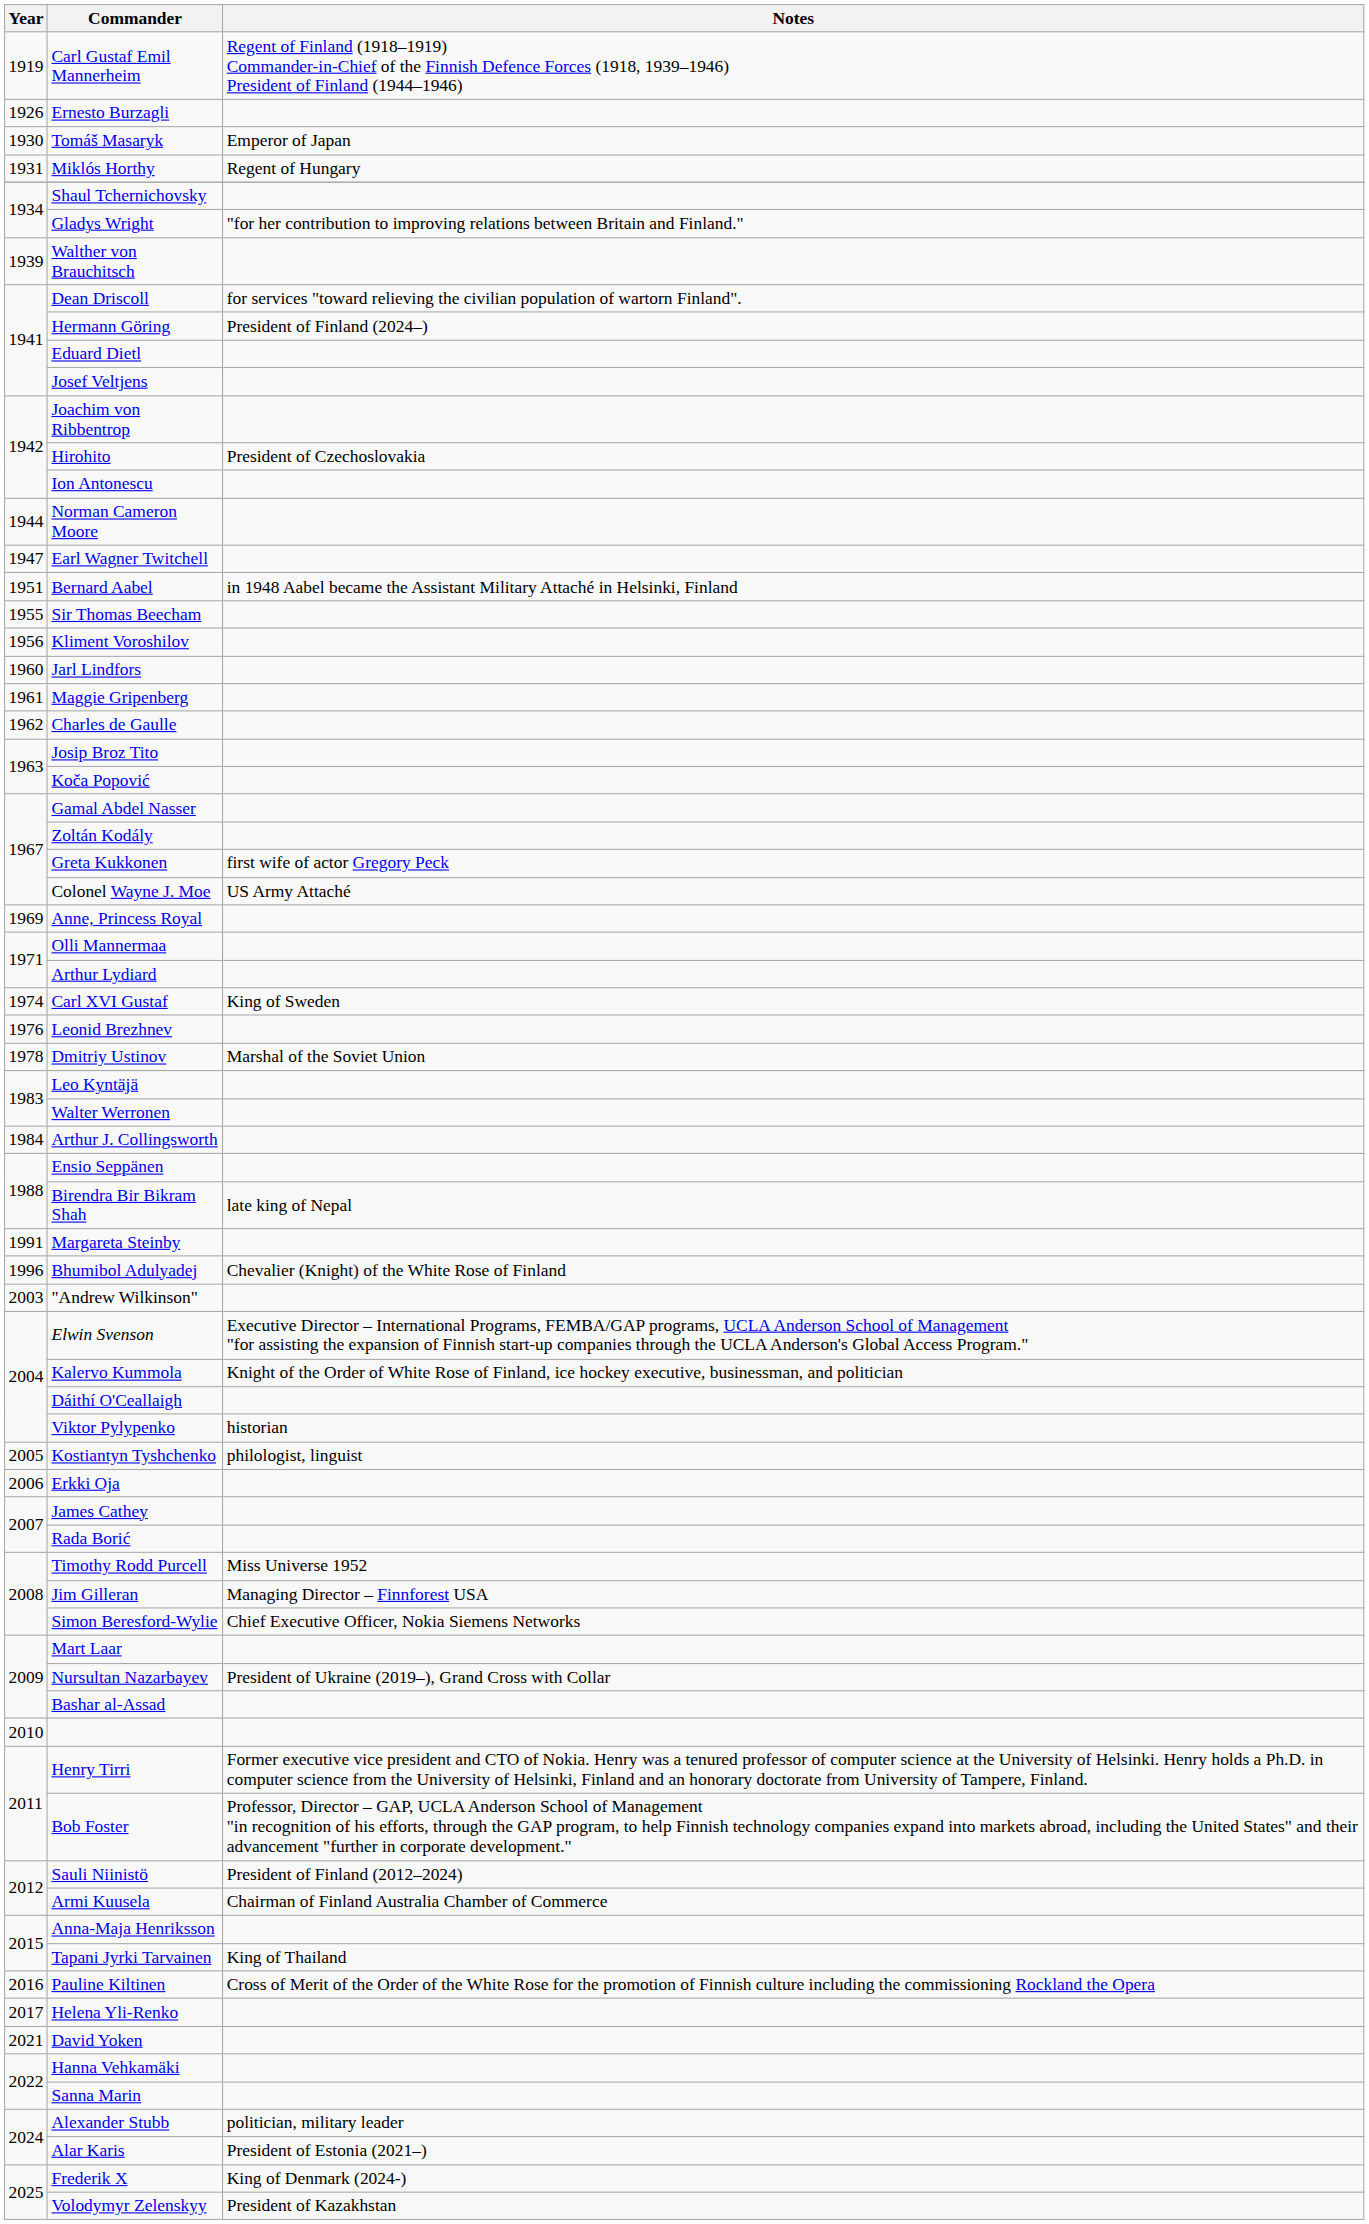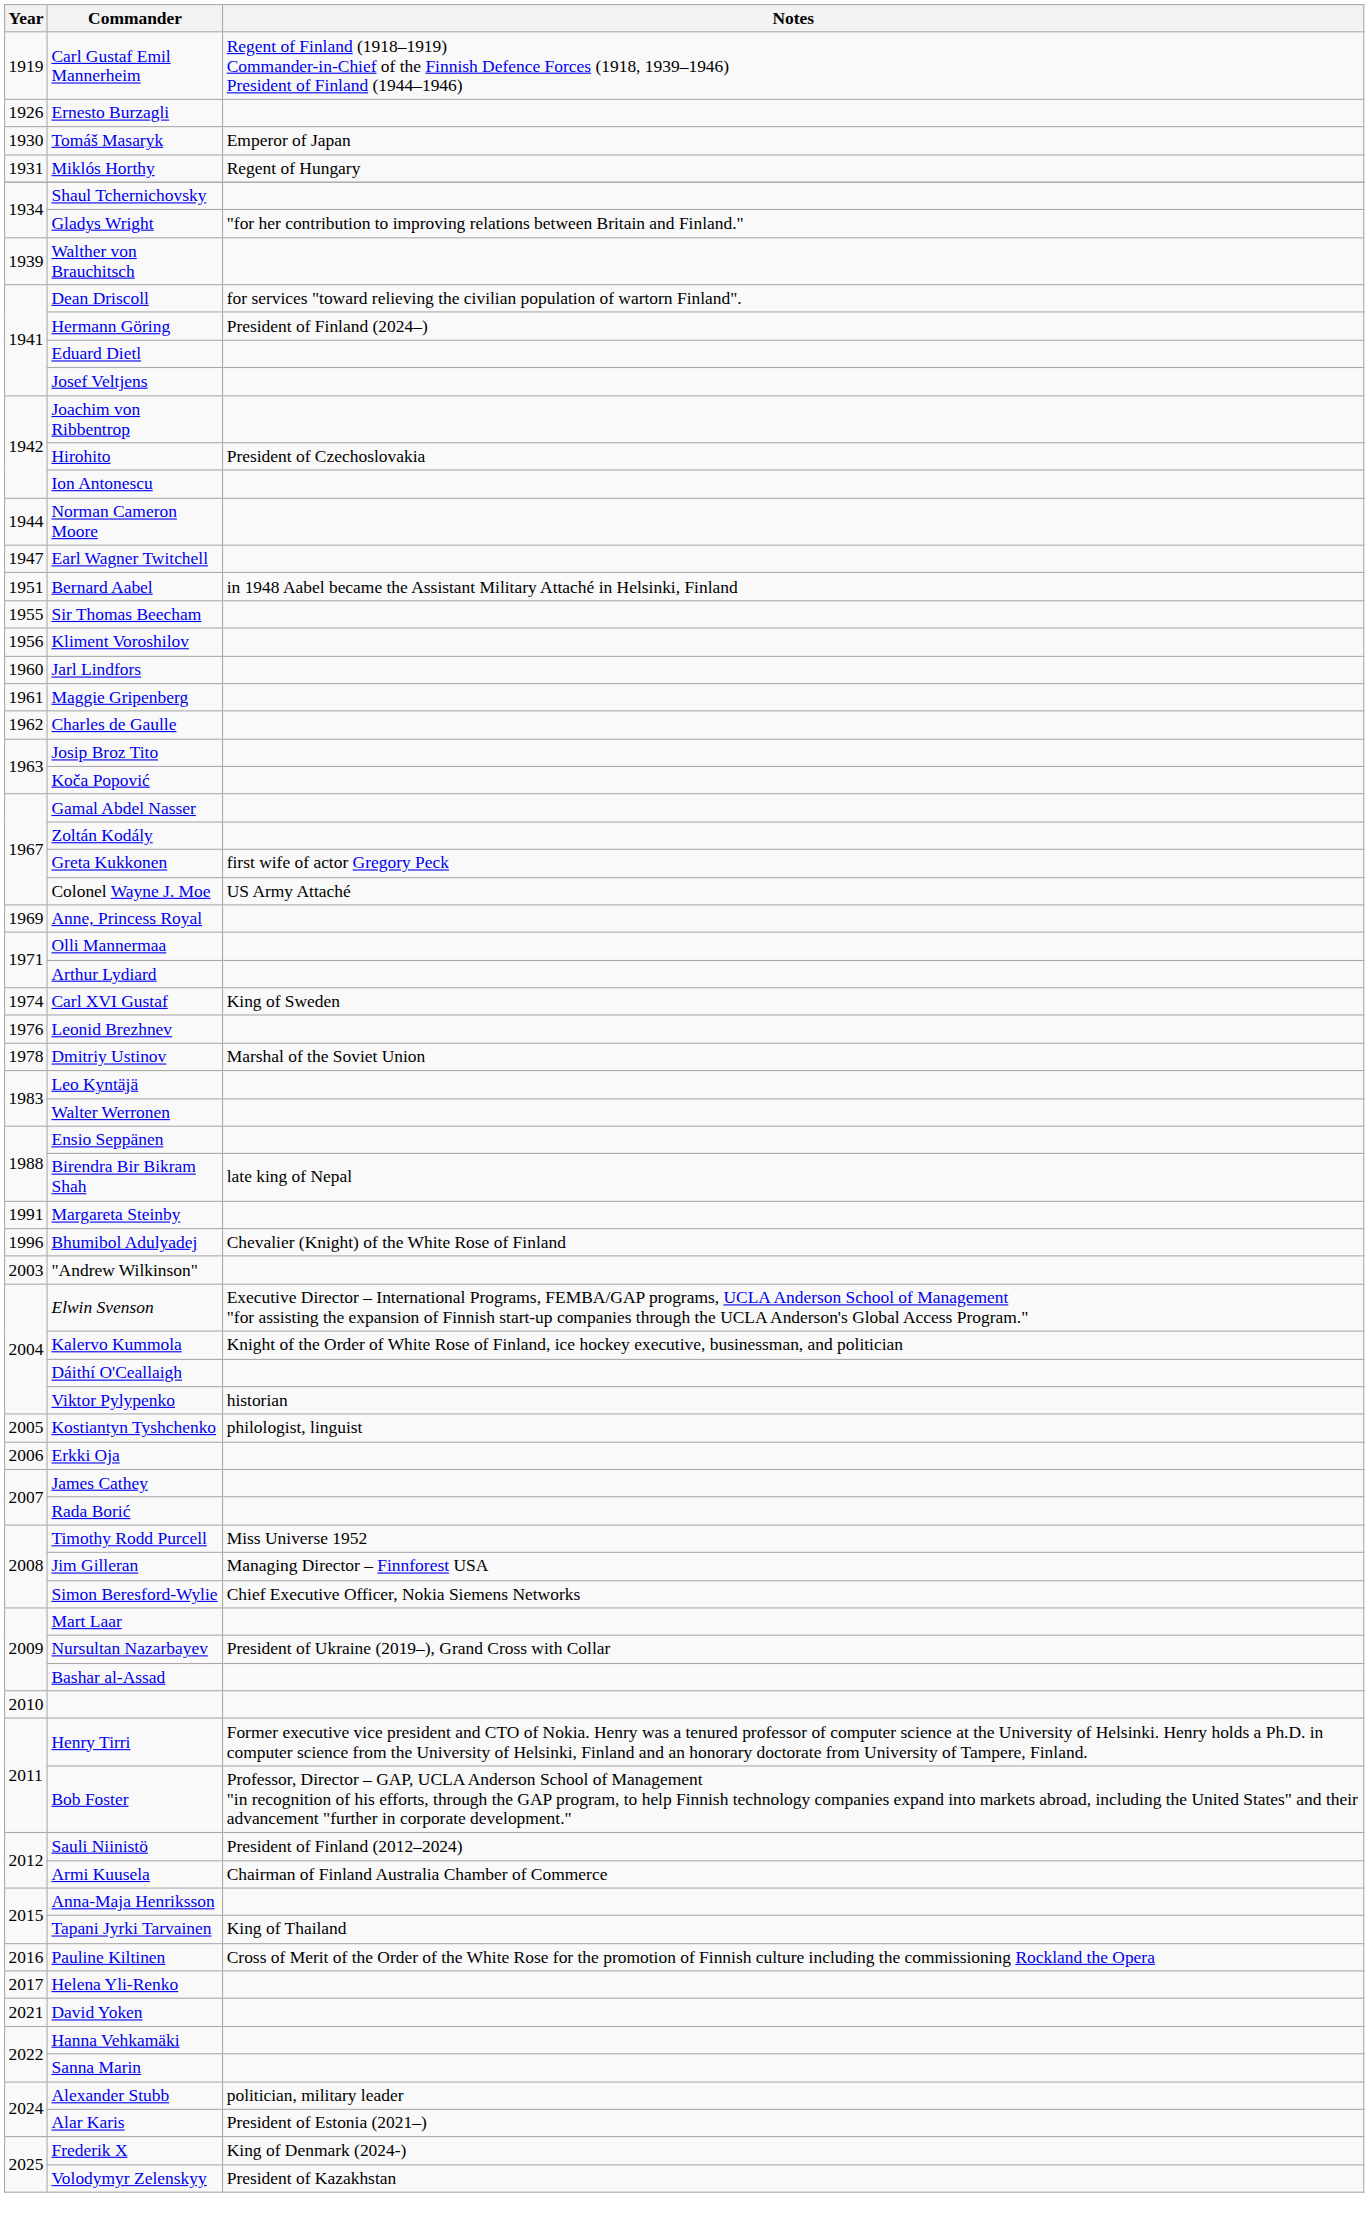- row: (26, 1139)
